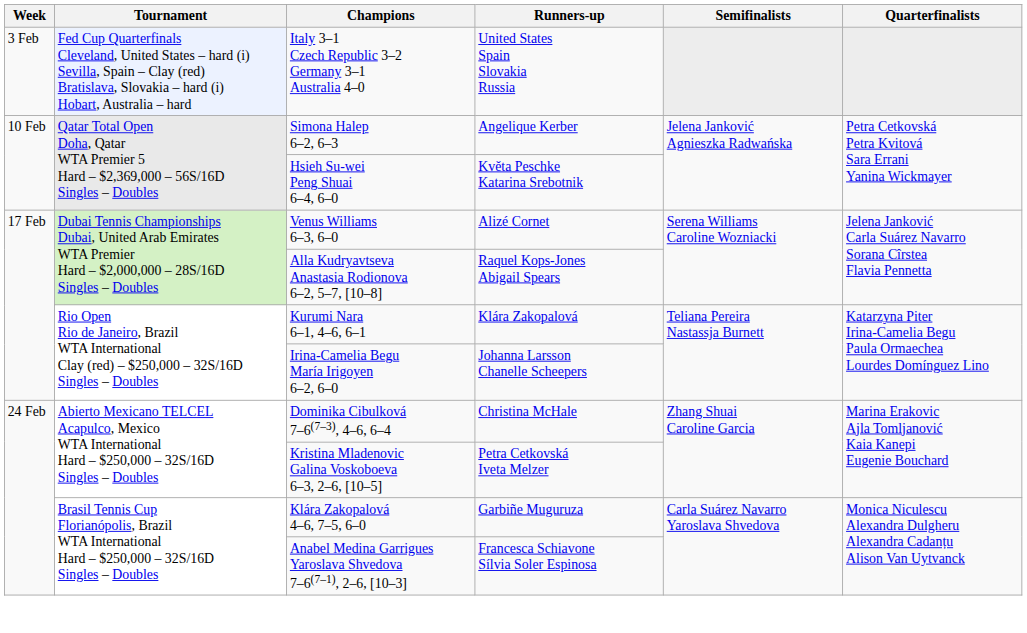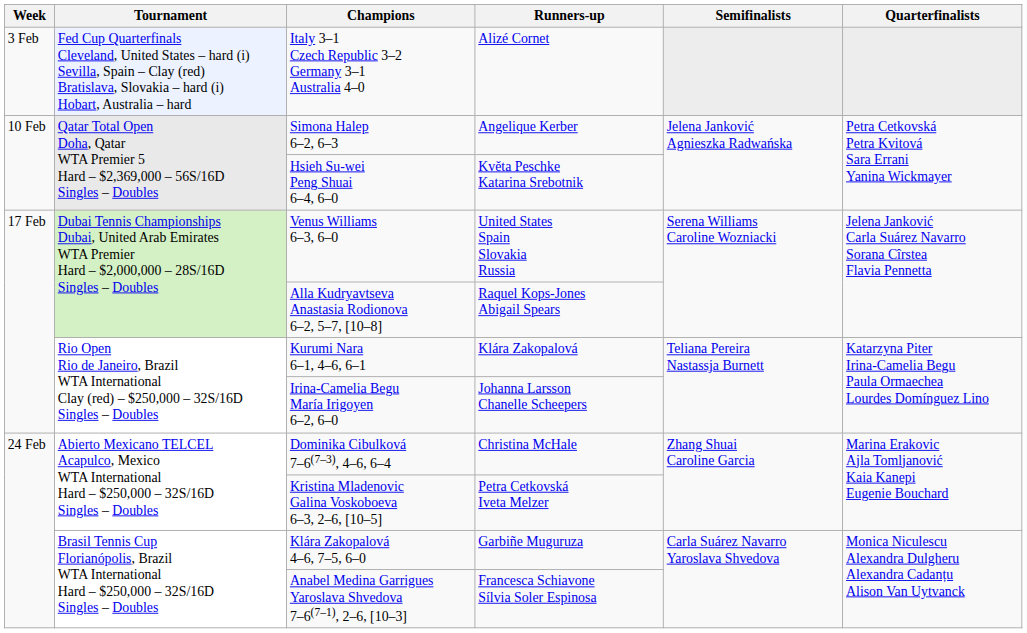(515, 63) United States Spain Slovakia Russia -> (514, 38) Alizé Cornet
(514, 221) Alizé Cornet -> (515, 246) United States Spain Slovakia Russia
